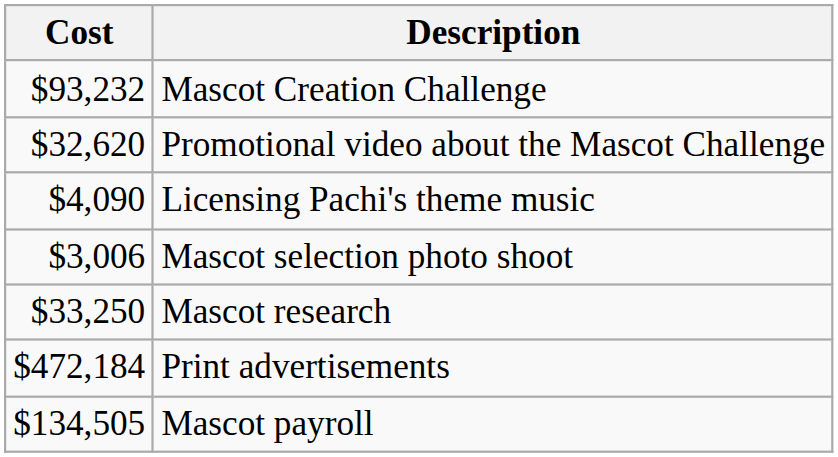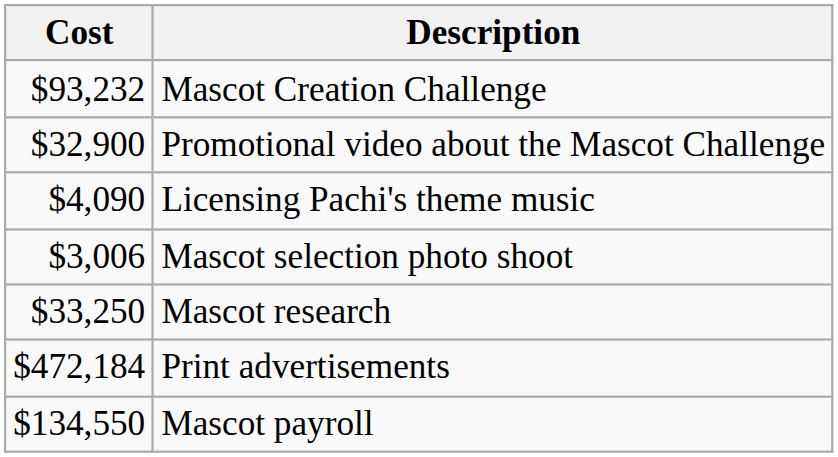(88, 144) $32,620 -> (88, 144) $32,900
(79, 423) $134,505 -> (79, 423) $134,550
